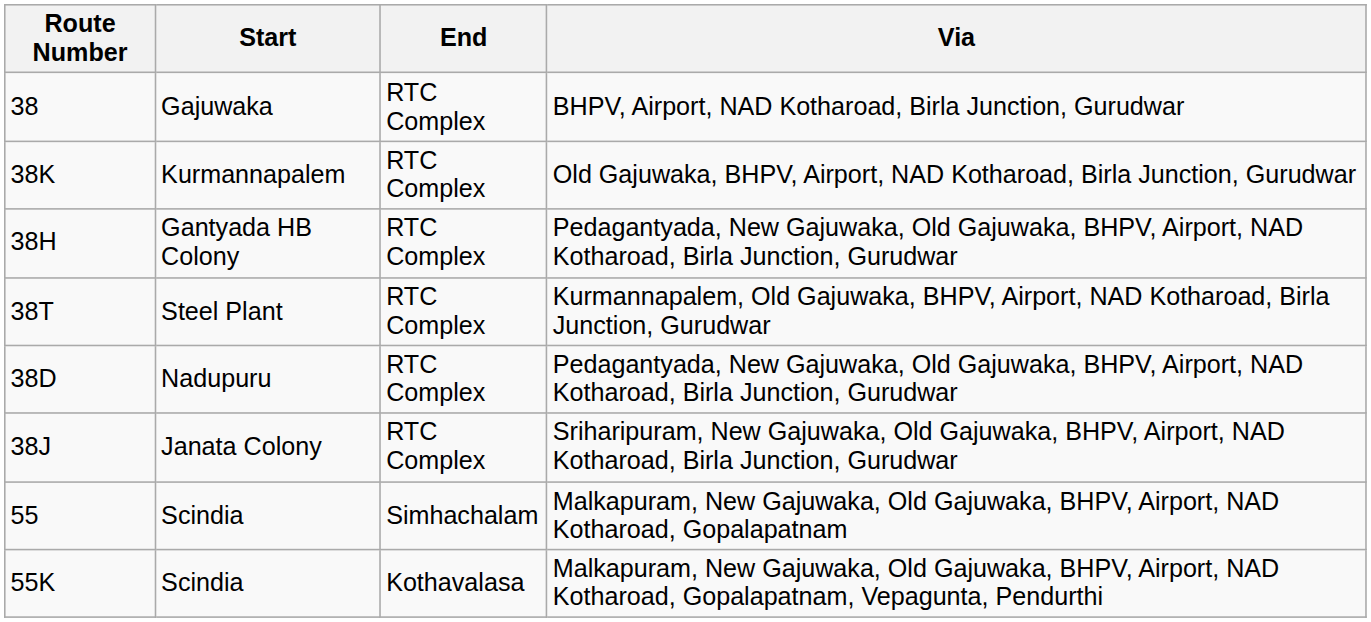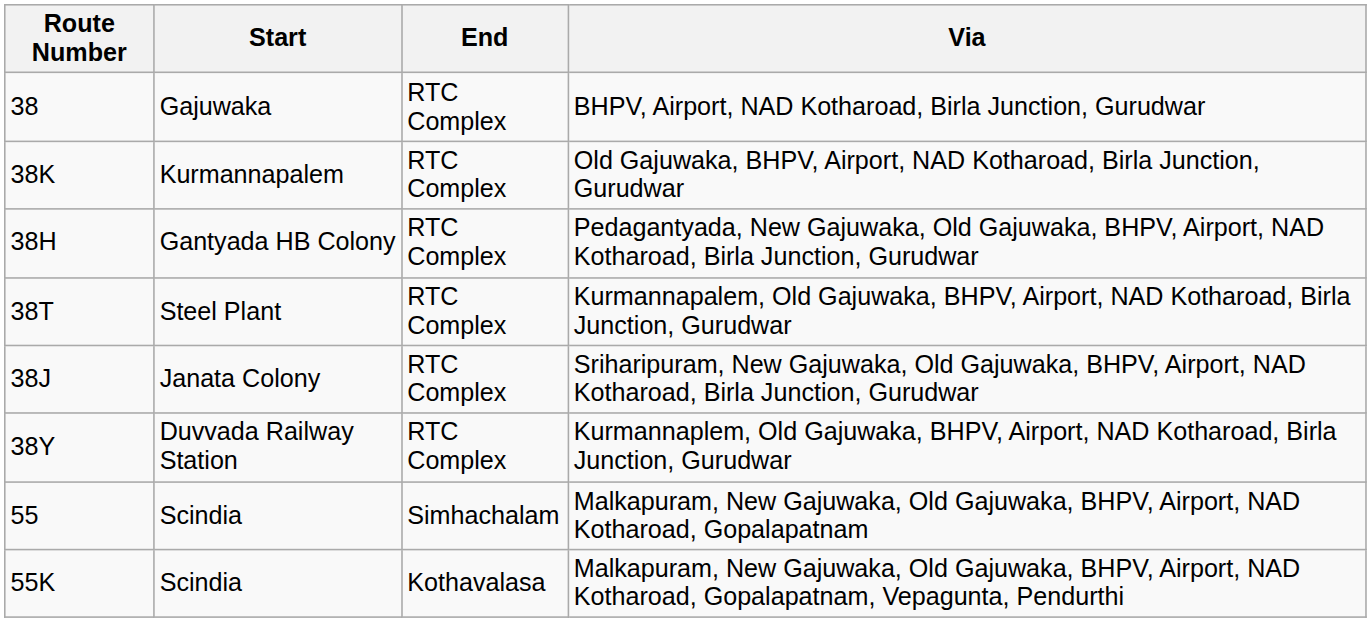- row: (34, 379)
+ row: (33, 447)
